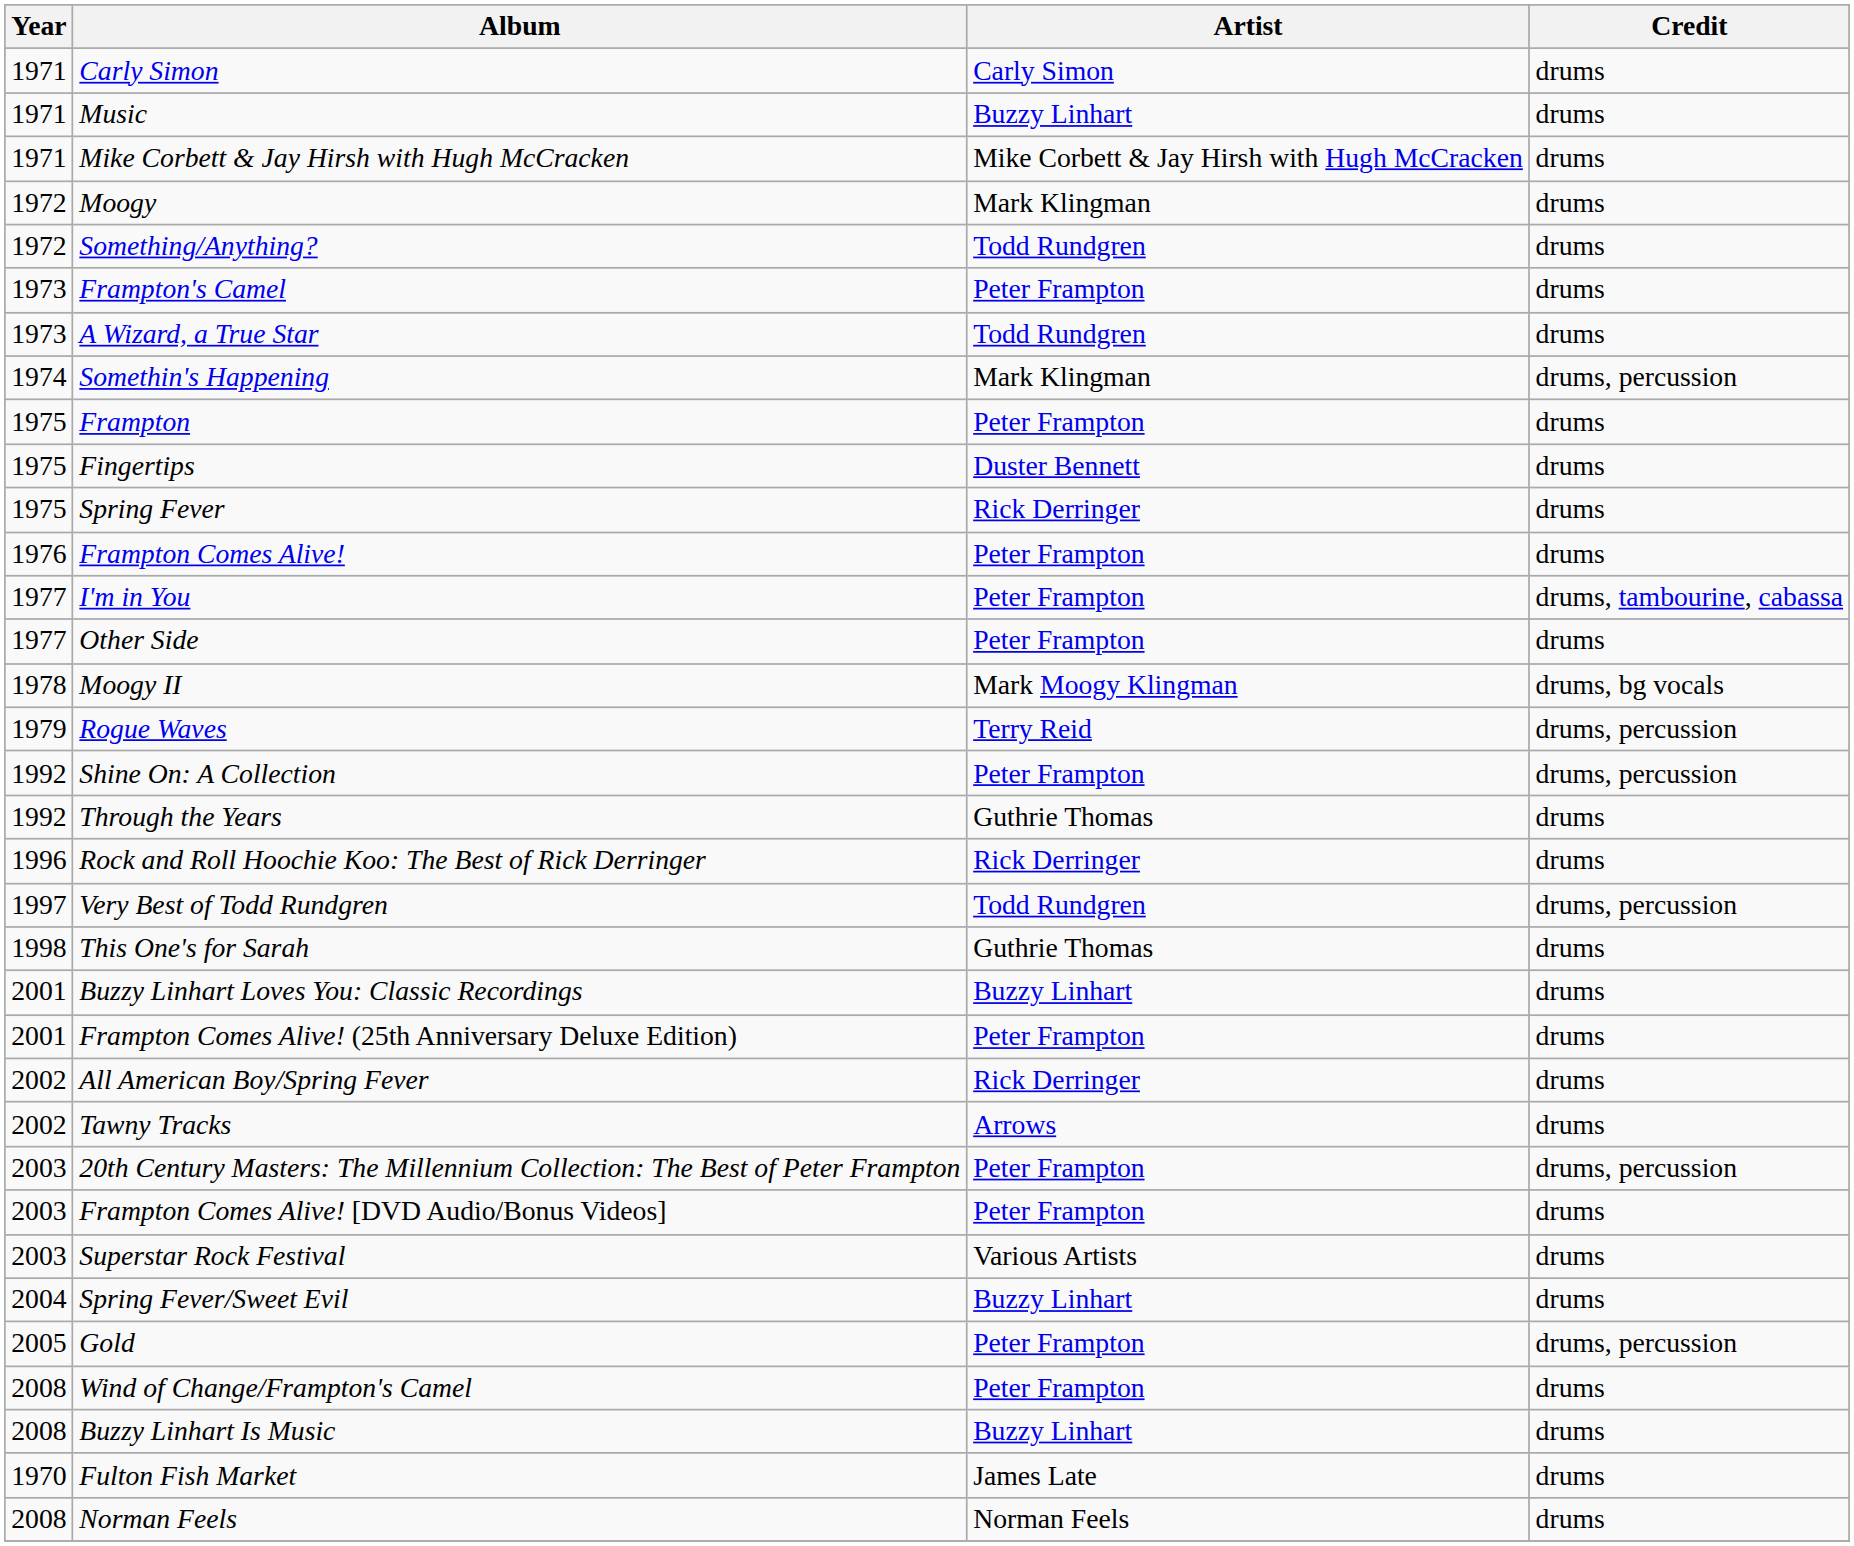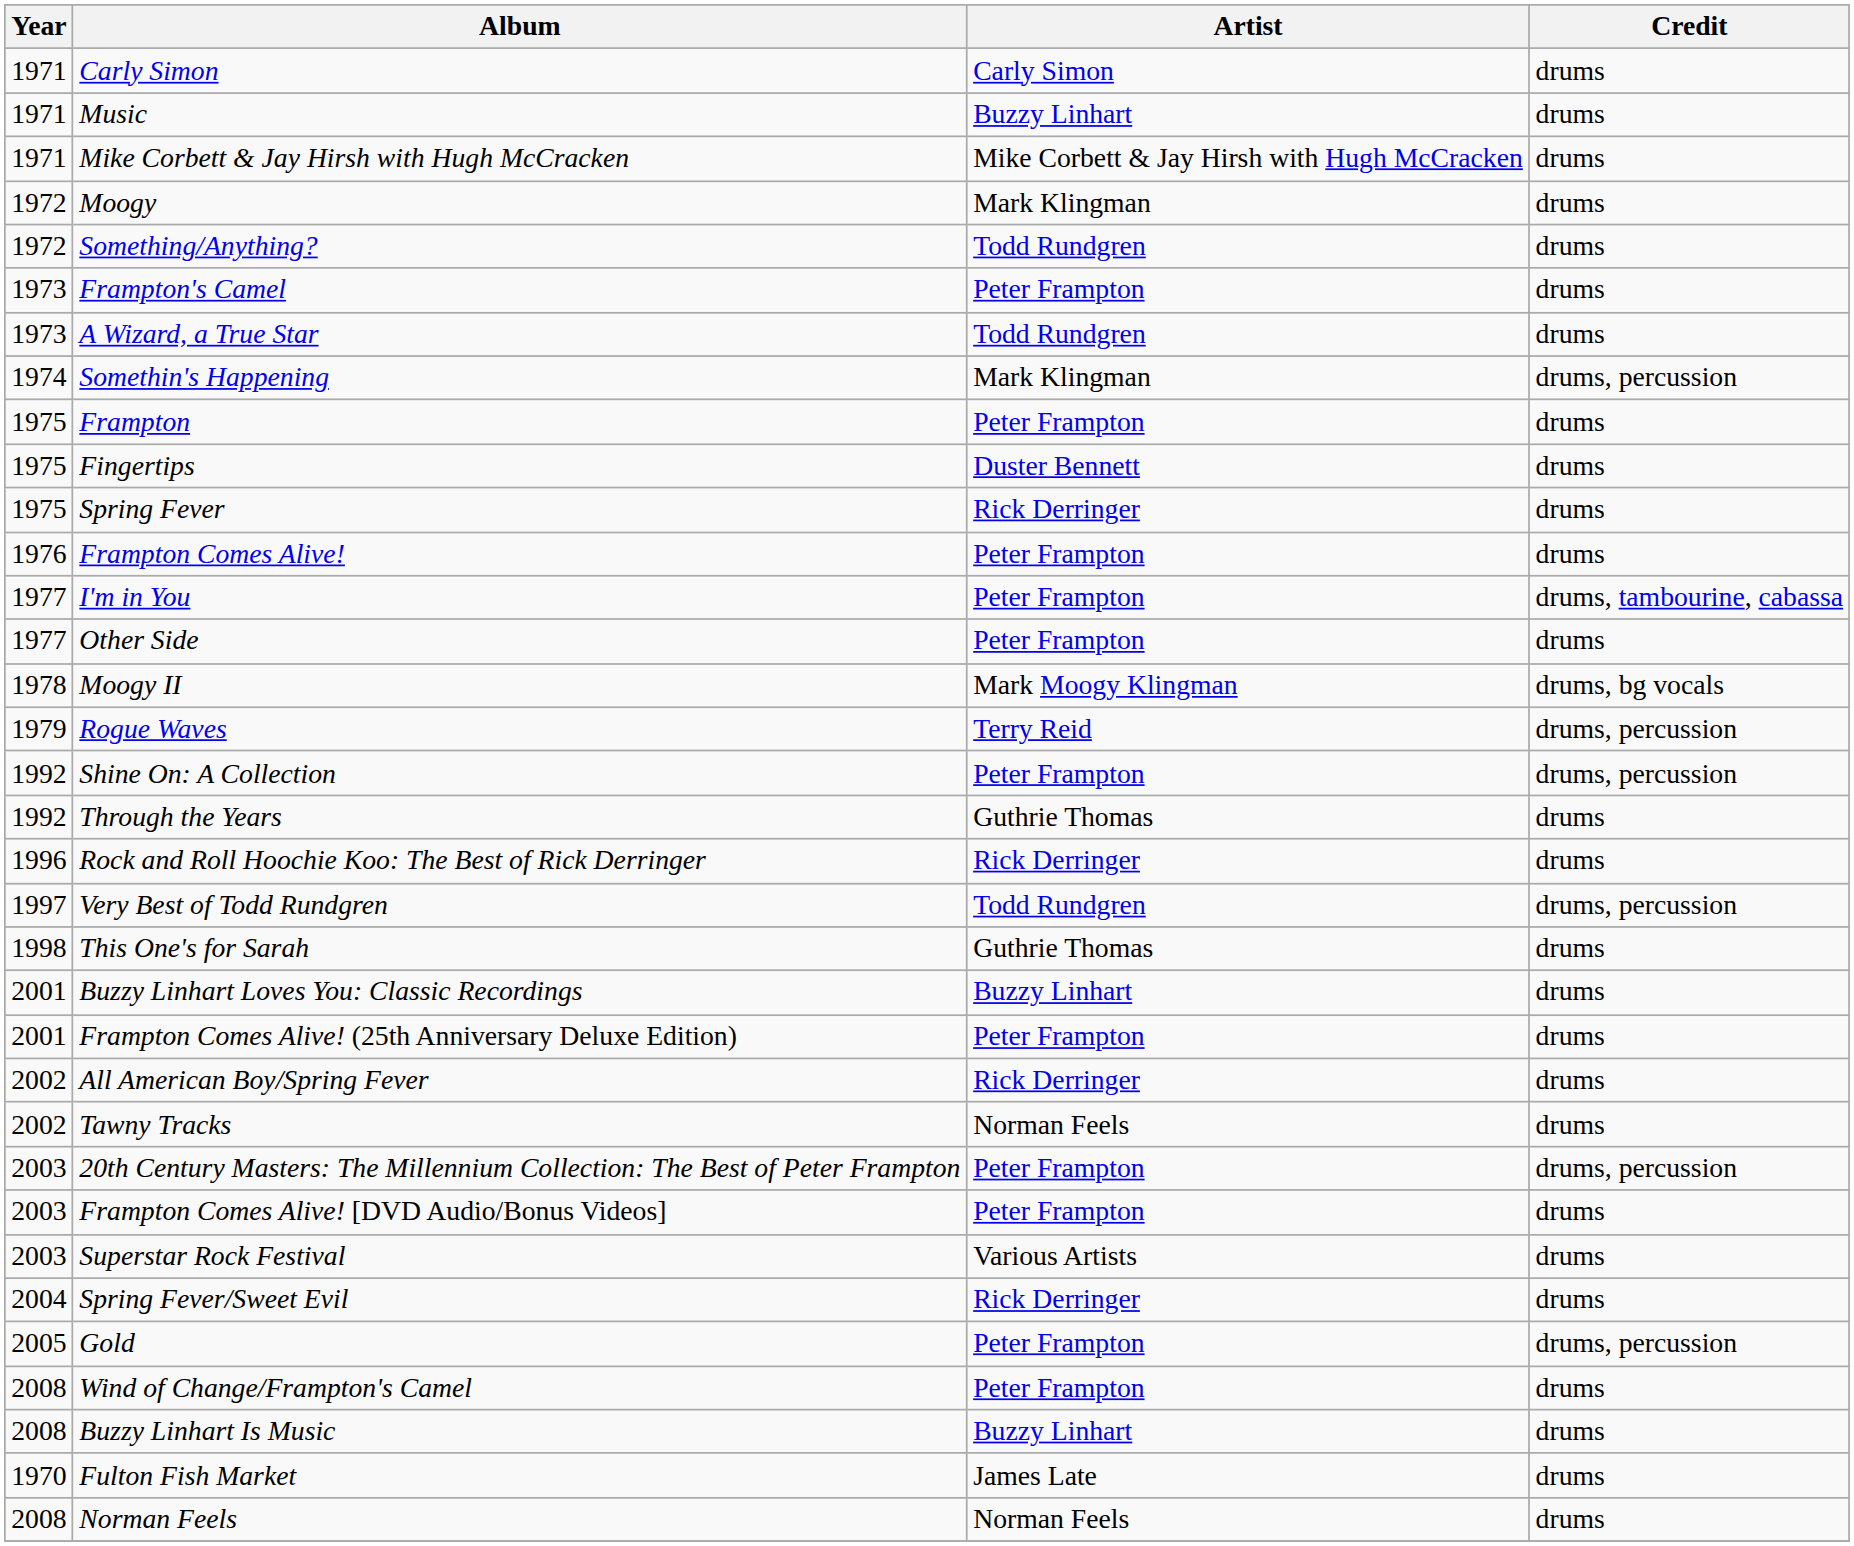(1015, 1123) Arrows -> (1051, 1123) Norman Feels
(1053, 1299) Buzzy Linhart -> (1057, 1299) Rick Derringer
